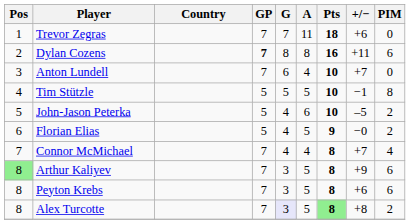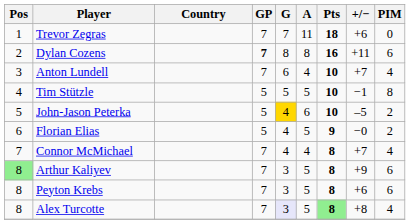(390, 72) 0 -> (390, 72) 4
(286, 111) no background -> (286, 111) gold background
(390, 209) 2 -> (390, 209) 4
